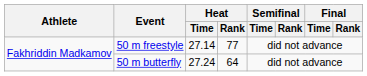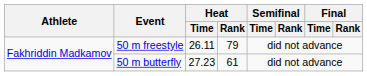(202, 46) 27.14 -> (202, 46) 26.11
(232, 46) 77 -> (232, 46) 79
(202, 63) 27.24 -> (202, 63) 27.23
(232, 63) 64 -> (232, 63) 61
